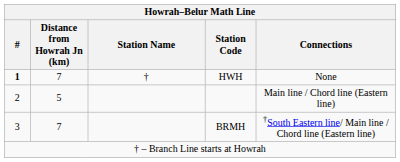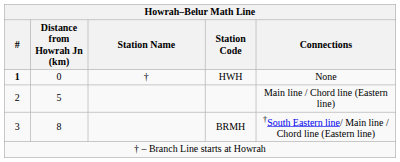(59, 77) 7 -> (59, 77) 0
(59, 126) 7 -> (59, 126) 8
